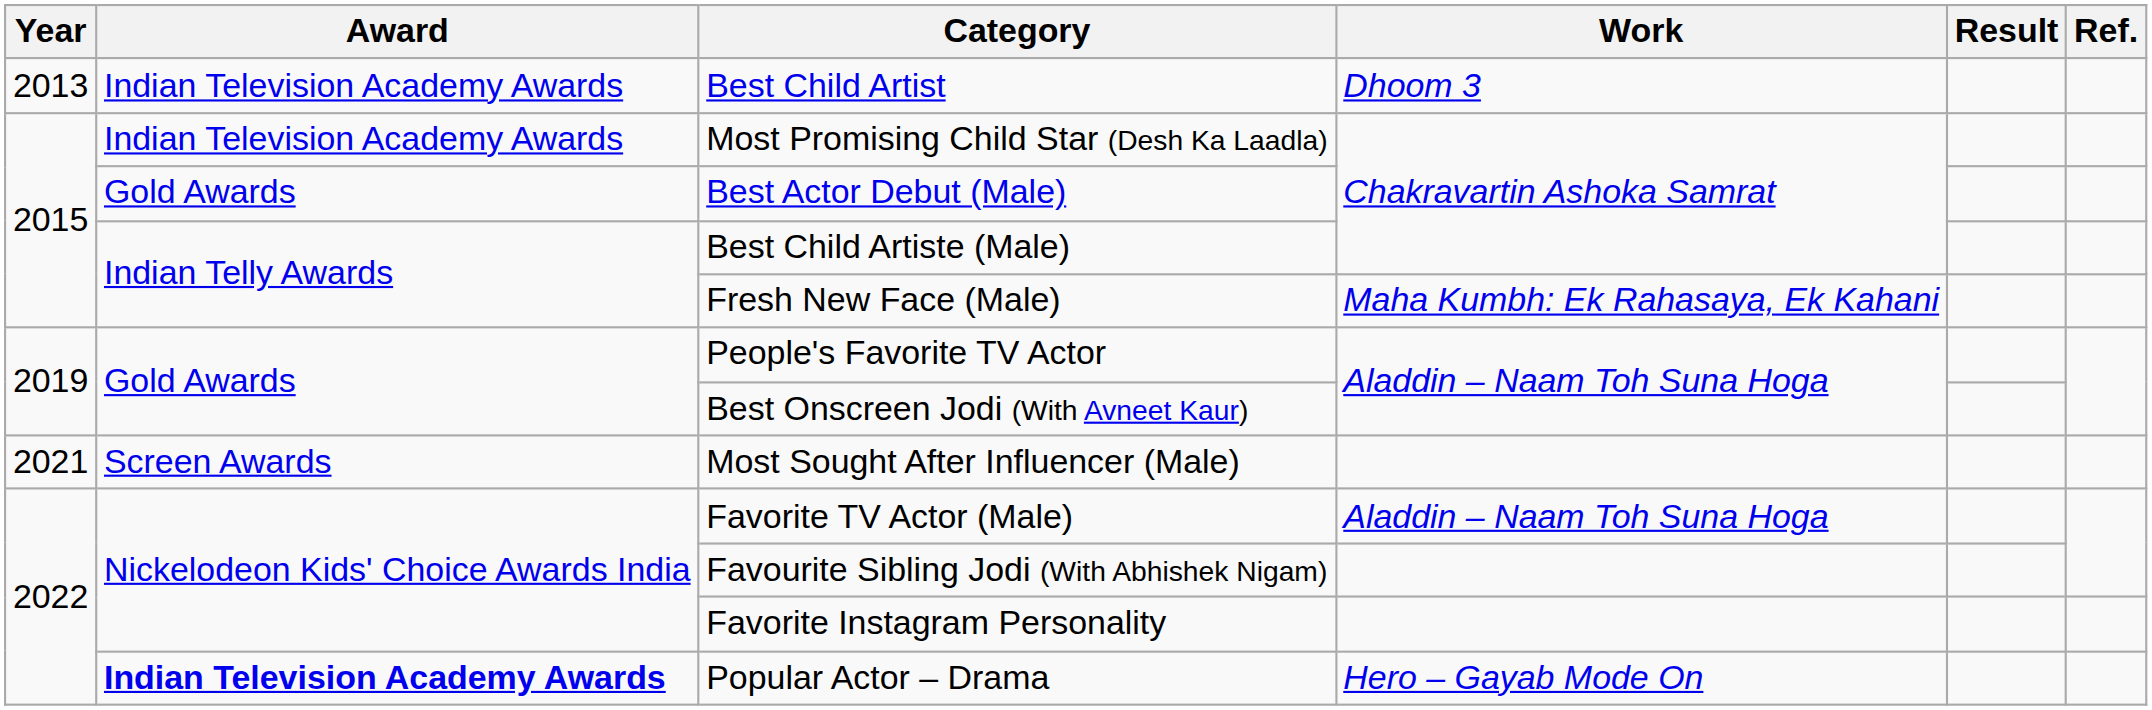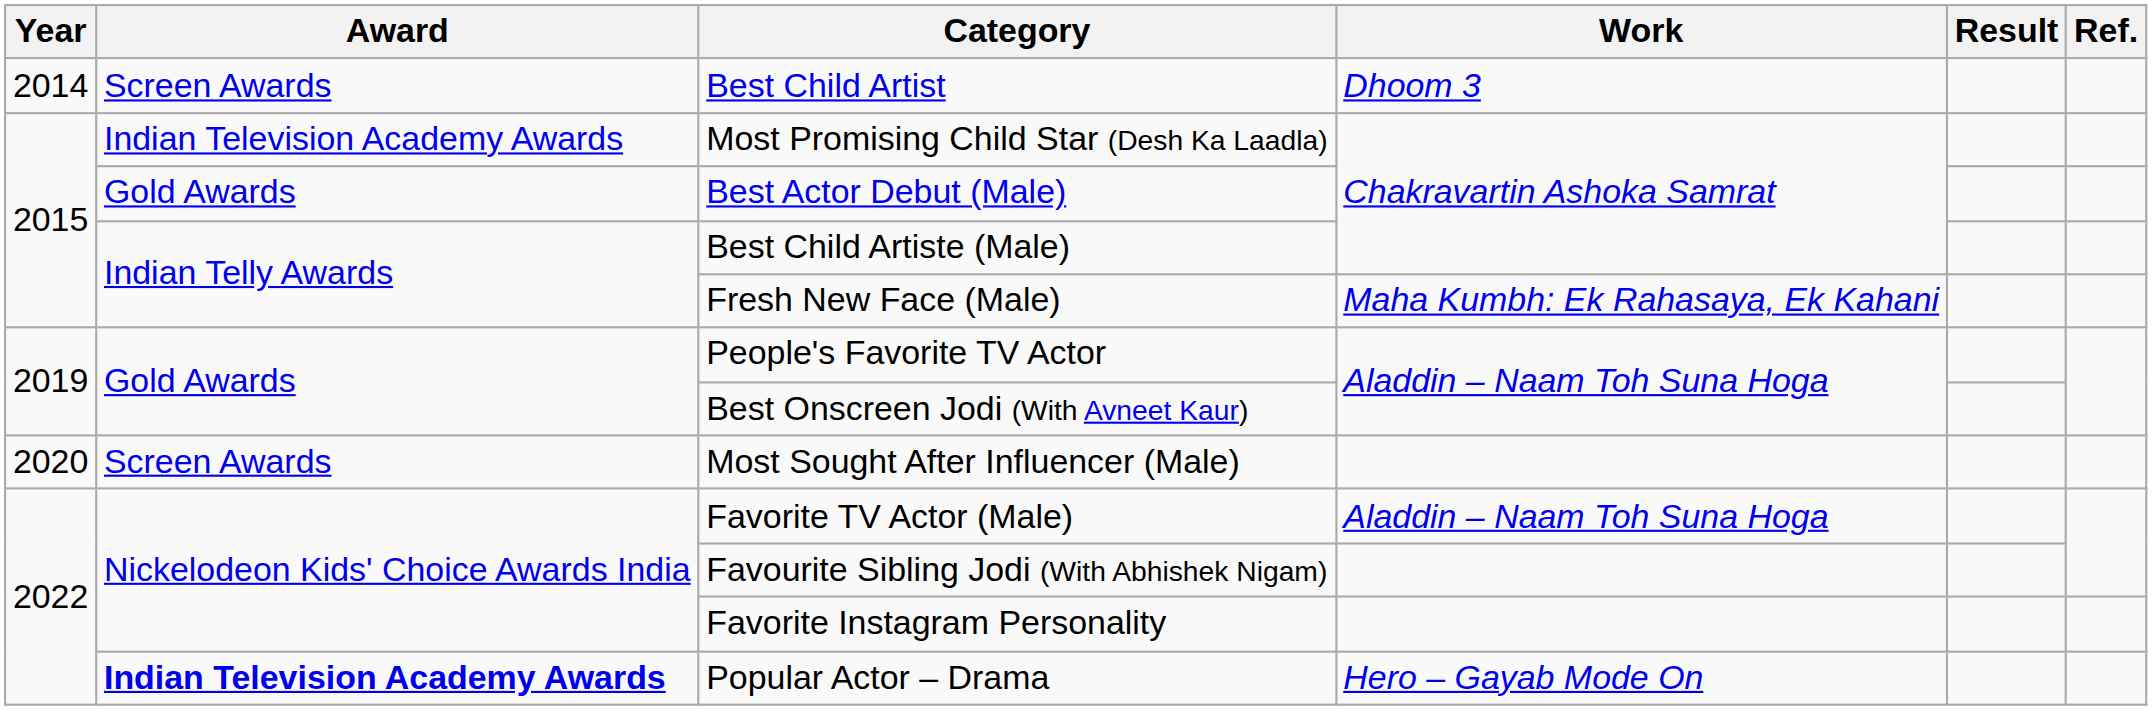(51, 85) 2013 -> (51, 85) 2014
(364, 85) Indian Television Academy Awards -> (218, 85) Screen Awards
(51, 461) 2021 -> (51, 461) 2020
